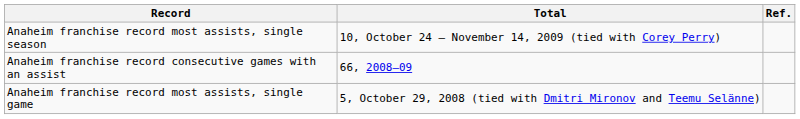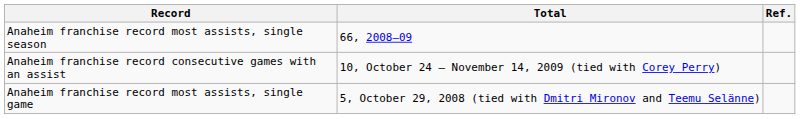(530, 37) 10, October 24 – November 14, 2009 (tied with Corey Perry) -> (376, 37) 66, 2008–09
(376, 68) 66, 2008–09 -> (530, 68) 10, October 24 – November 14, 2009 (tied with Corey Perry)
